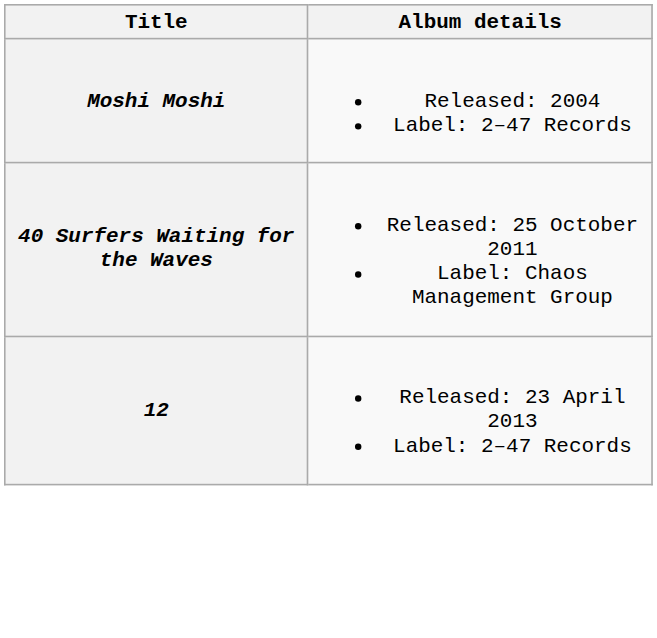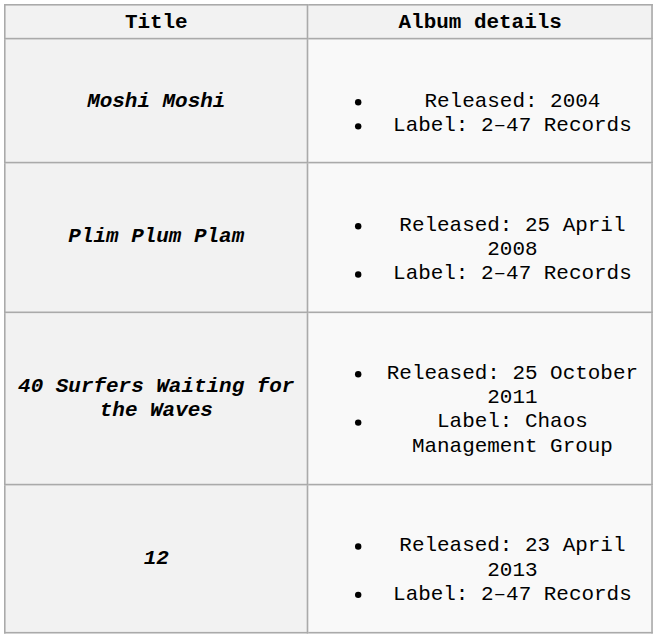+ row: (156, 237)
